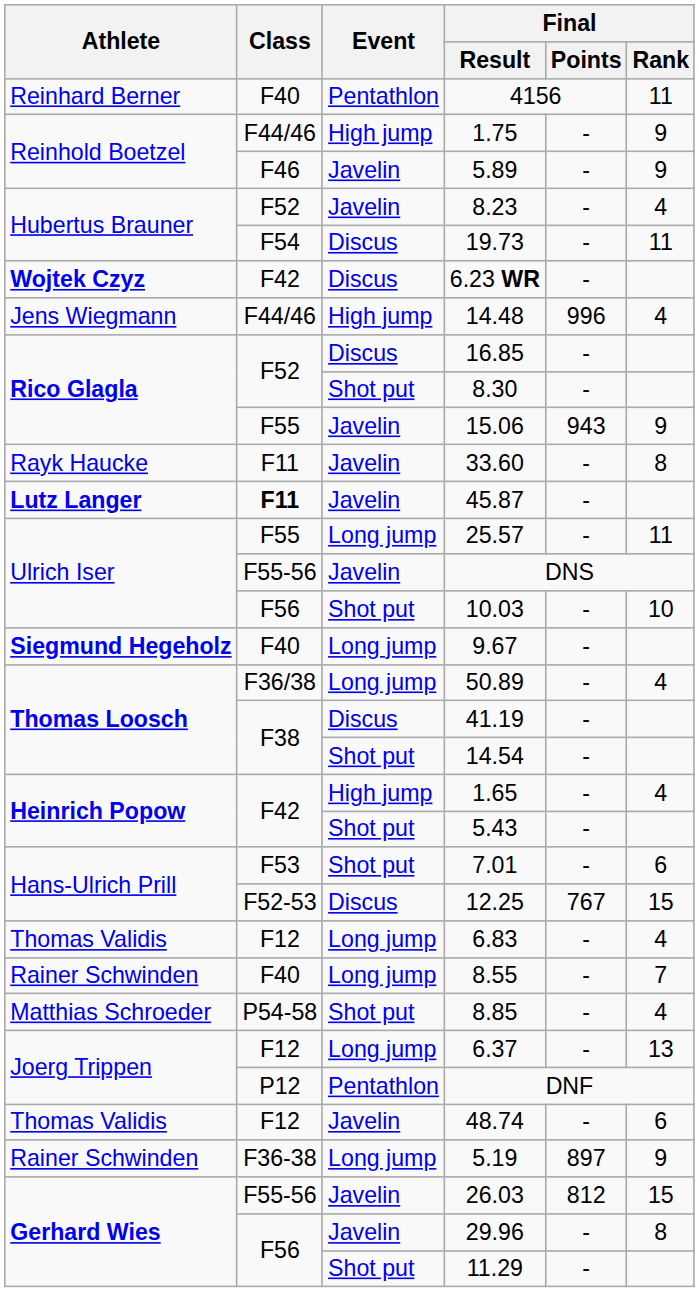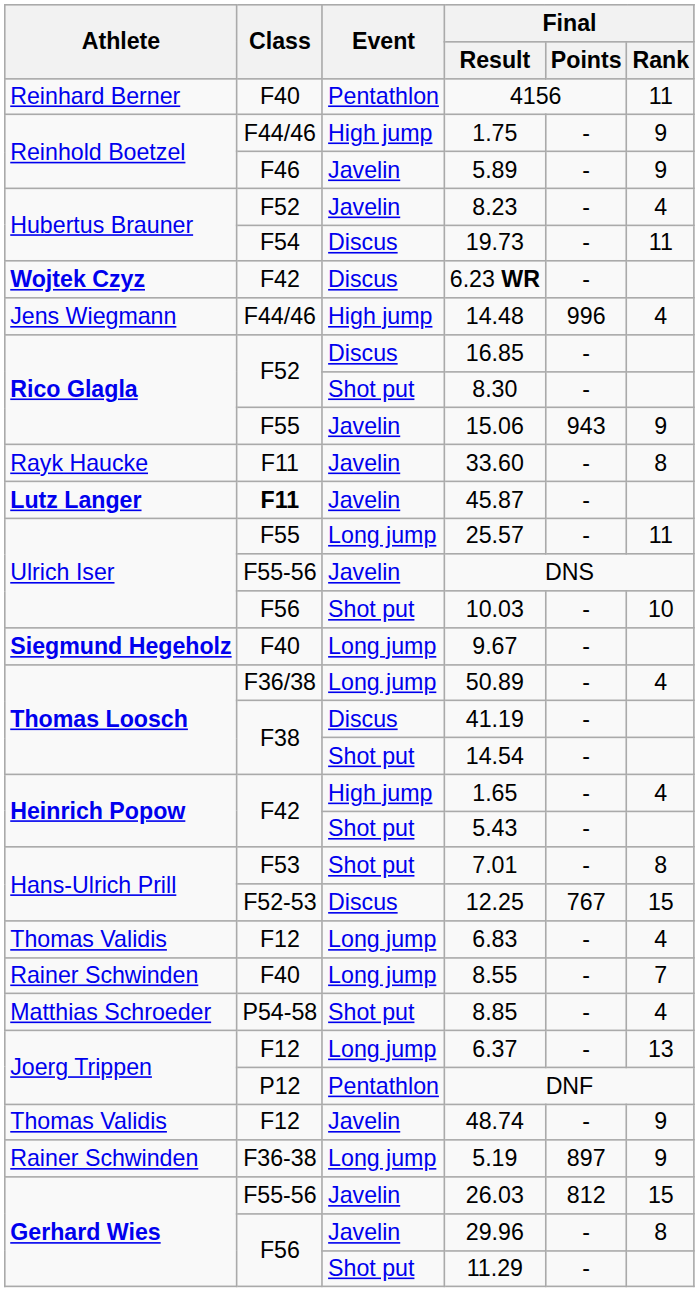(661, 866) 6 -> (661, 866) 8
(661, 1122) 6 -> (661, 1122) 9
